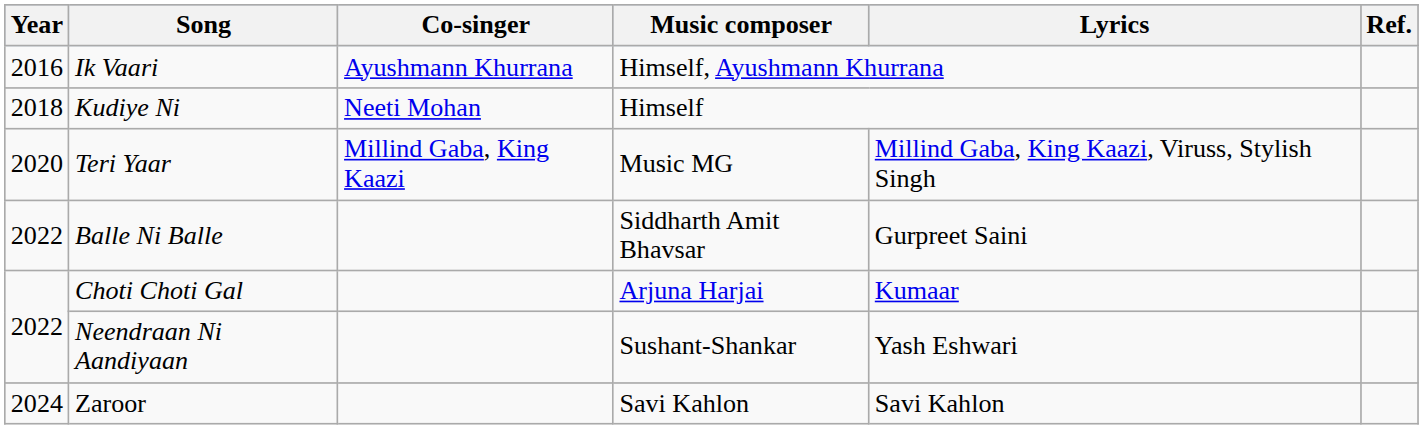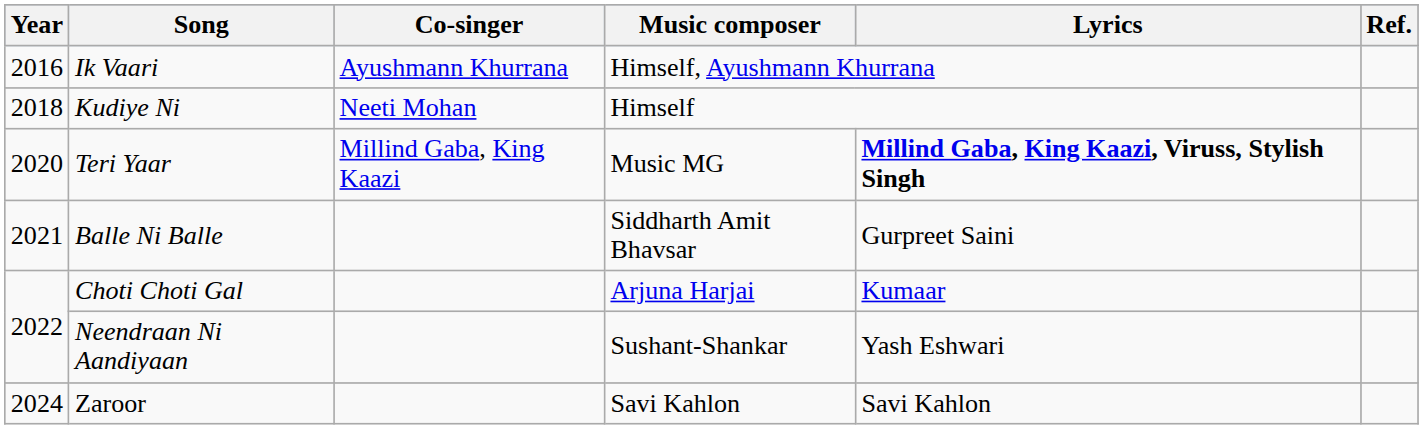(1093, 163) normal -> (1093, 163) bold
(37, 234) 2022 -> (37, 234) 2021
